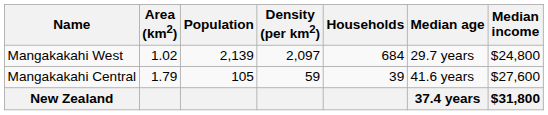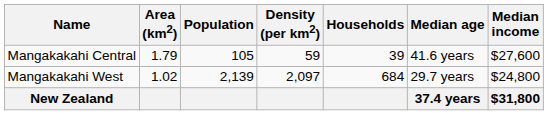rows swapped: (72, 77) <-> (65, 55)
